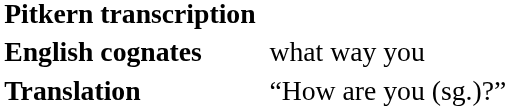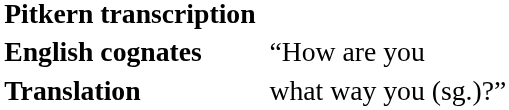(323, 52) what way -> (323, 52) “How are
(323, 90) “How are -> (323, 90) what way
